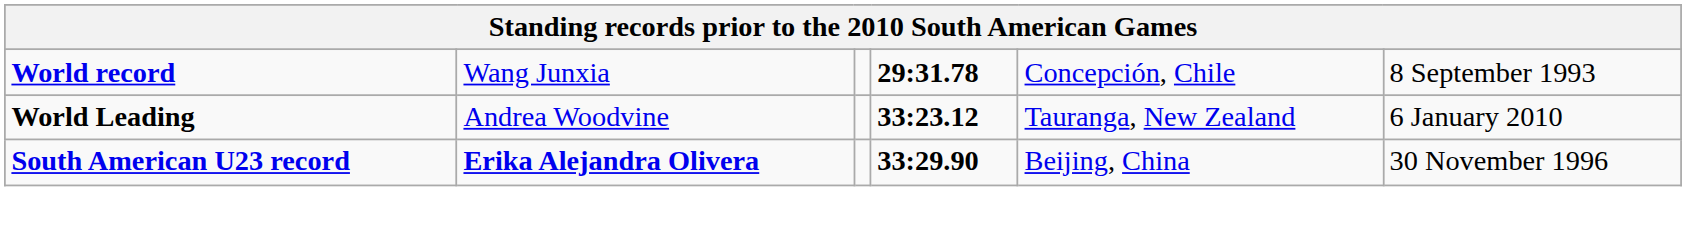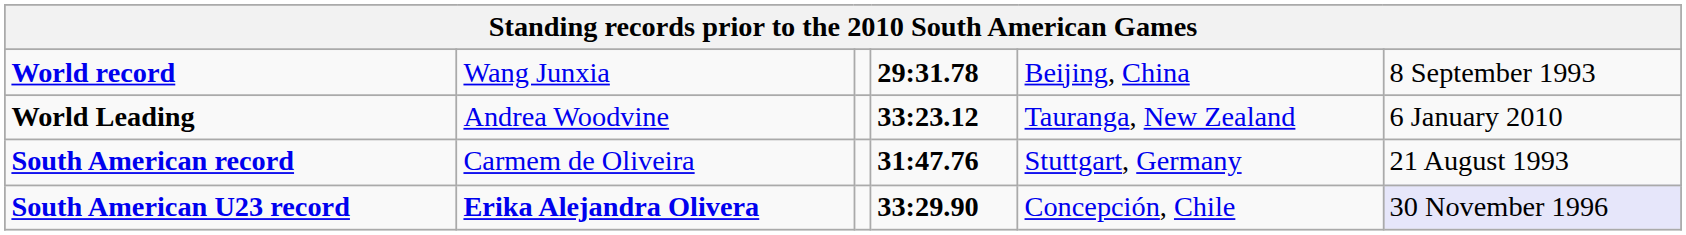(1130, 71) Concepción, Chile -> (1107, 71) Beijing, China
+ row: (153, 161)
(1107, 161) Beijing, China -> (1130, 206) Concepción, Chile
(1499, 161) no background -> (1499, 206) lavender background
